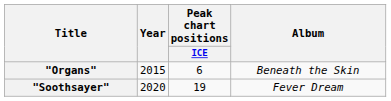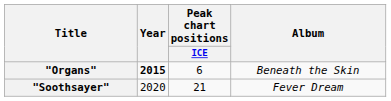(153, 70) normal -> (153, 70) bold
(200, 88) 19 -> (200, 88) 21
